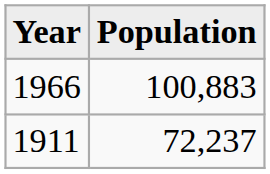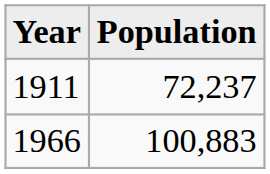rows swapped: (46, 140) <-> (47, 86)
